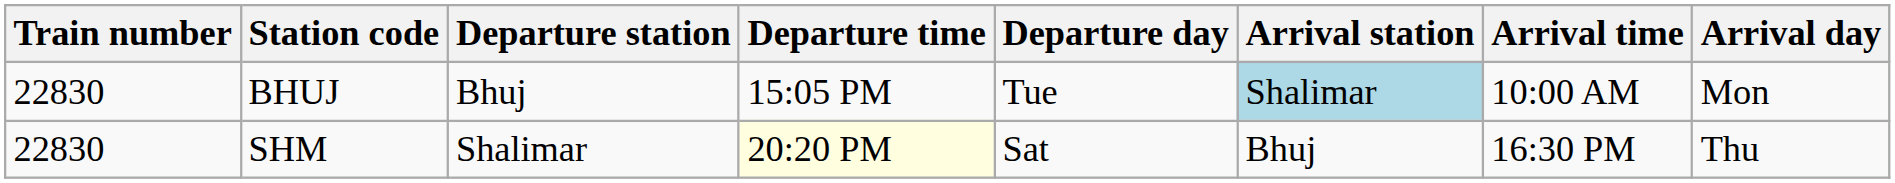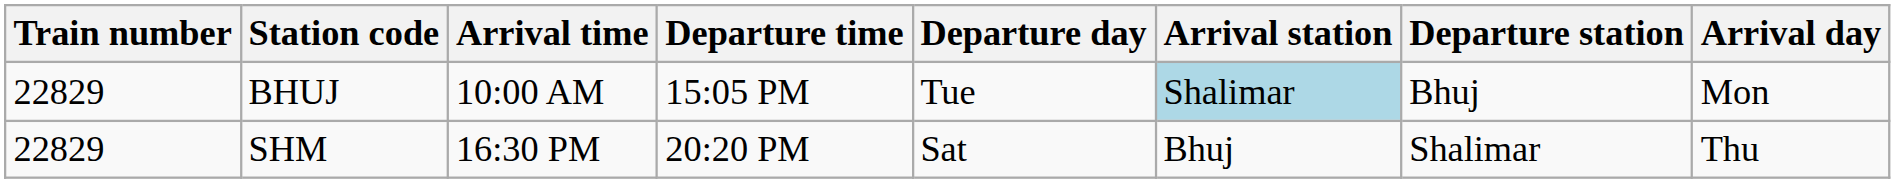columns swapped: (593, 33) <-> (1588, 33)
(59, 90) 22830 -> (59, 90) 22829
(59, 148) 22830 -> (59, 148) 22829
(820, 148) lightyellow background -> (737, 148) no background
